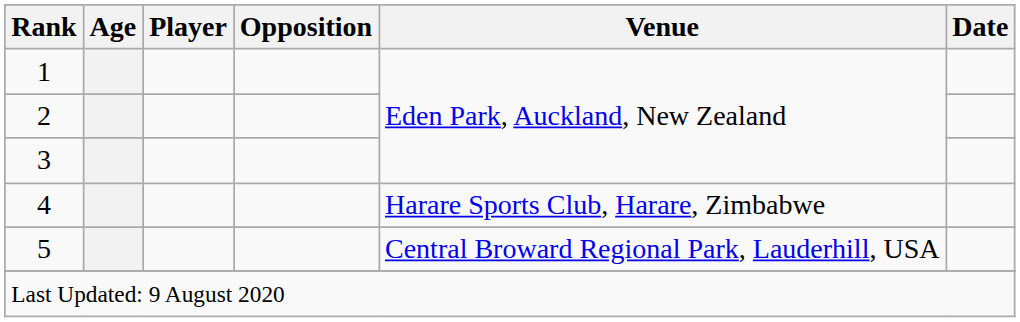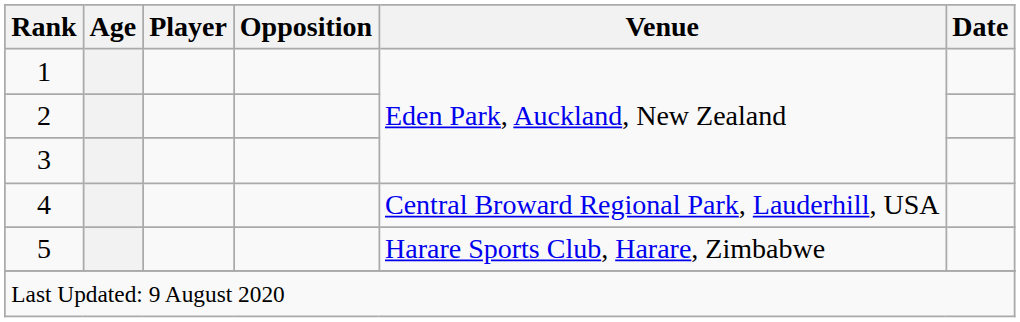(605, 204) Harare Sports Club, Harare, Zimbabwe -> (662, 204) Central Broward Regional Park, Lauderhill, USA
(662, 248) Central Broward Regional Park, Lauderhill, USA -> (605, 248) Harare Sports Club, Harare, Zimbabwe
